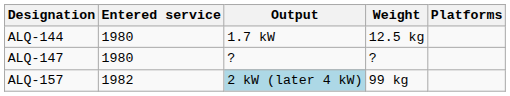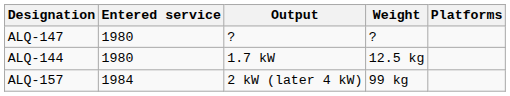rows swapped: (36, 37) <-> (36, 59)
(117, 80) 1982 -> (117, 80) 1984
(295, 80) lightblue background -> (295, 80) no background
